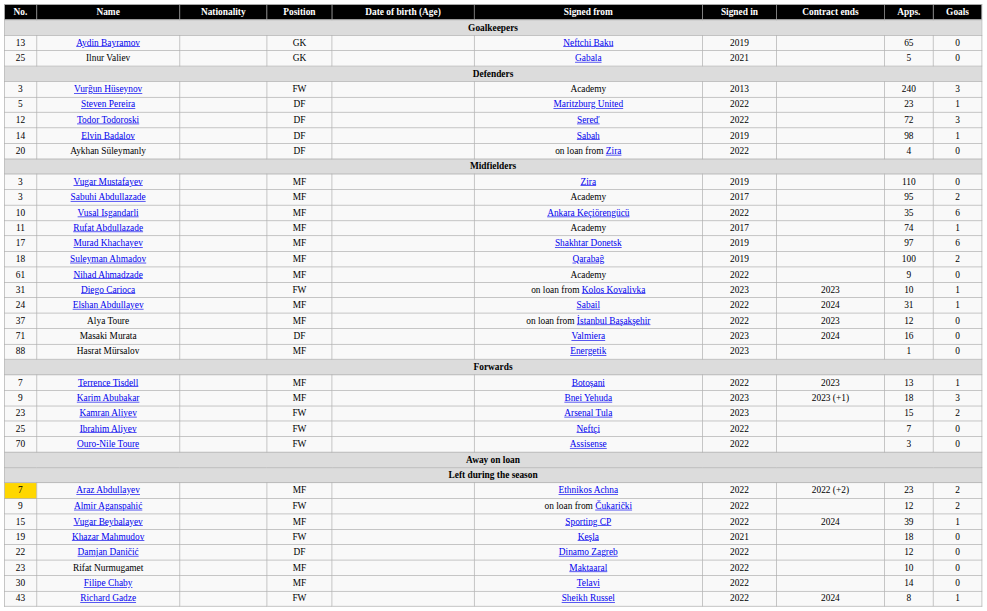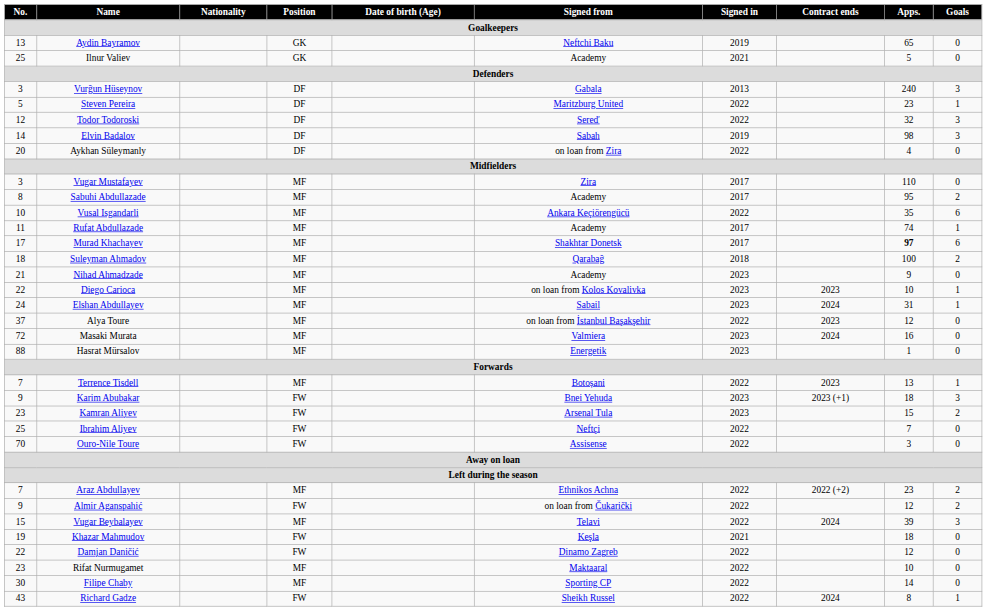(588, 58) Gabala -> (588, 58) Academy
(299, 89) FW -> (299, 89) DF
(588, 89) Academy -> (588, 89) Gabala
(909, 120) 72 -> (909, 120) 32
(958, 136) 1 -> (958, 136) 3
(739, 182) 2019 -> (739, 182) 2017
(20, 197) 3 -> (20, 197) 8
(739, 244) 2019 -> (739, 244) 2017
(909, 244) normal -> (909, 244) bold
(739, 259) 2019 -> (739, 259) 2018
(20, 275) 61 -> (20, 275) 21
(739, 275) 2022 -> (739, 275) 2023
(20, 290) 31 -> (20, 290) 22
(299, 290) FW -> (299, 290) MF
(739, 305) 2022 -> (739, 305) 2023
(20, 336) 71 -> (20, 336) 72
(299, 336) DF -> (299, 336) MF
(299, 398) MF -> (299, 398) FW
(20, 491) gold background -> (20, 491) no background
(588, 522) Sporting CP -> (588, 522) Telavi
(958, 522) 1 -> (958, 522) 3
(299, 552) DF -> (299, 552) FW
(588, 583) Telavi -> (588, 583) Sporting CP
